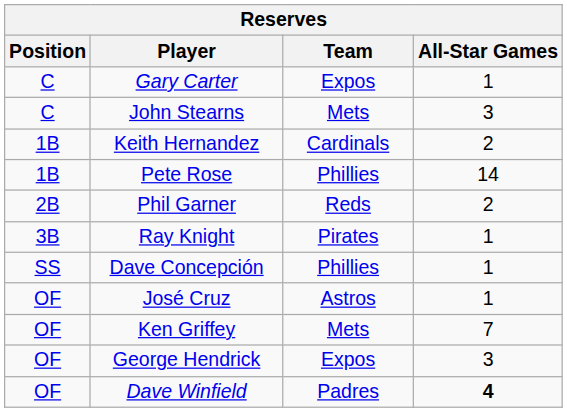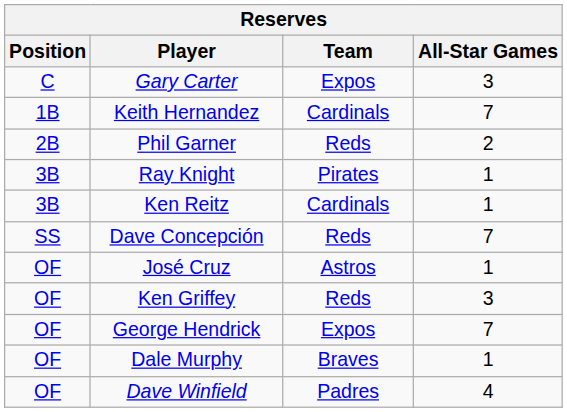(488, 81) 1 -> (488, 81) 3
- row: (187, 112)
(488, 143) 2 -> (488, 112) 7
- row: (187, 174)
+ row: (187, 205)
(348, 267) Phillies -> (348, 236) Reds
(488, 267) 1 -> (488, 236) 7
(348, 329) Mets -> (348, 298) Reds
(488, 329) 7 -> (488, 298) 3
(488, 360) 3 -> (488, 329) 7
+ row: (187, 360)
(488, 391) bold -> (488, 391) normal
